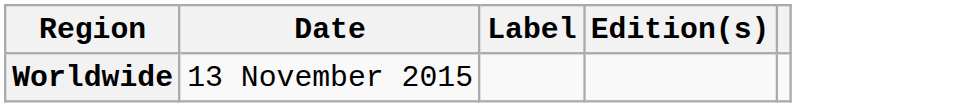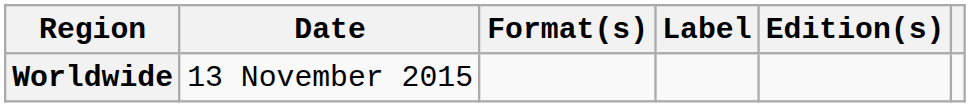+ column: (568, 29)
